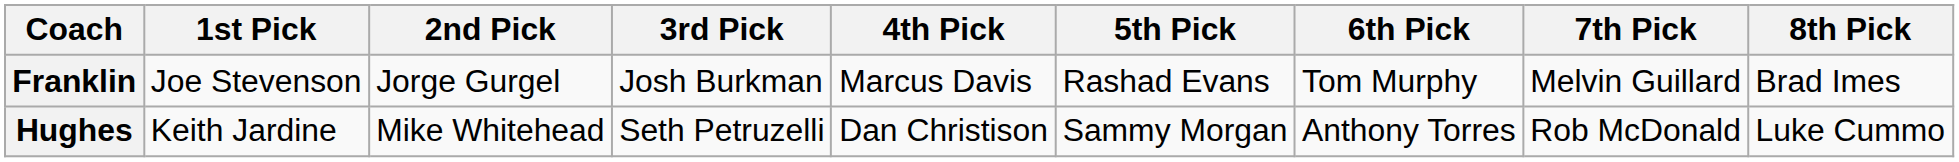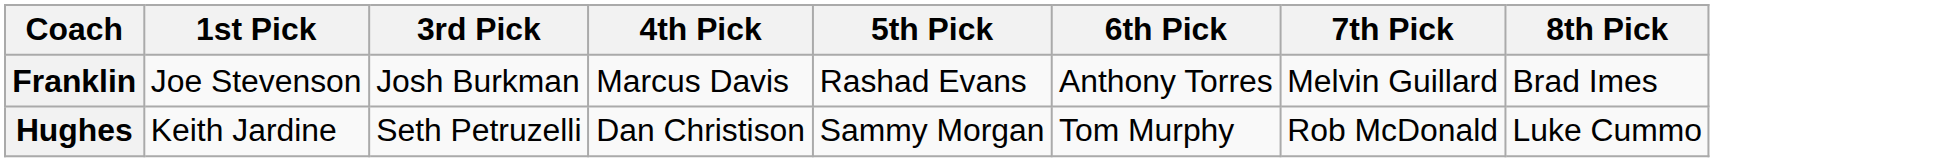- column: (490, 29)
(1390, 80) Tom Murphy -> (1166, 80) Anthony Torres
(1409, 130) Anthony Torres -> (1147, 130) Tom Murphy
